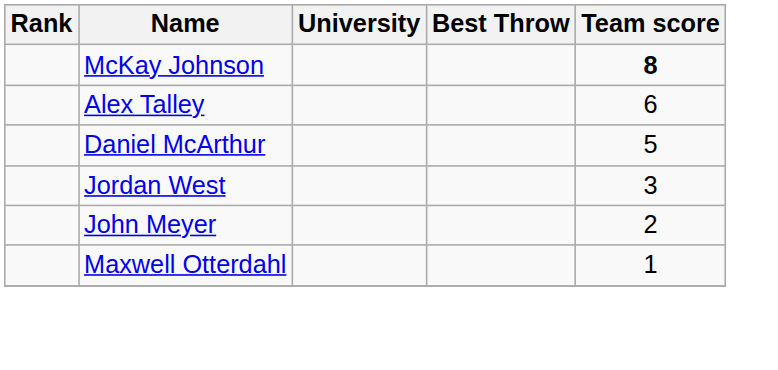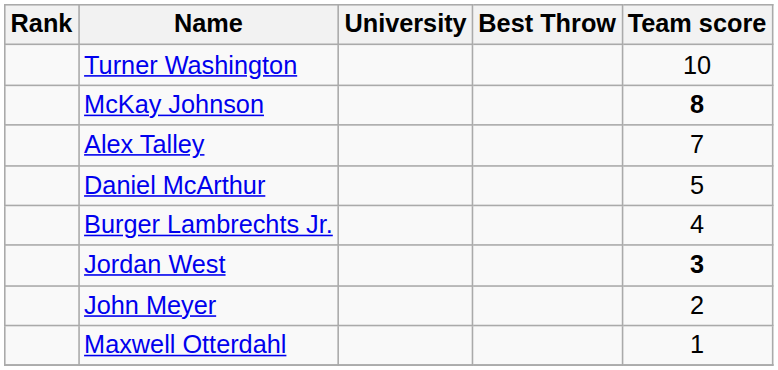+ row: (191, 64)
(651, 104) 6 -> (697, 144) 7
+ row: (208, 225)
(651, 184) normal -> (697, 265) bold
